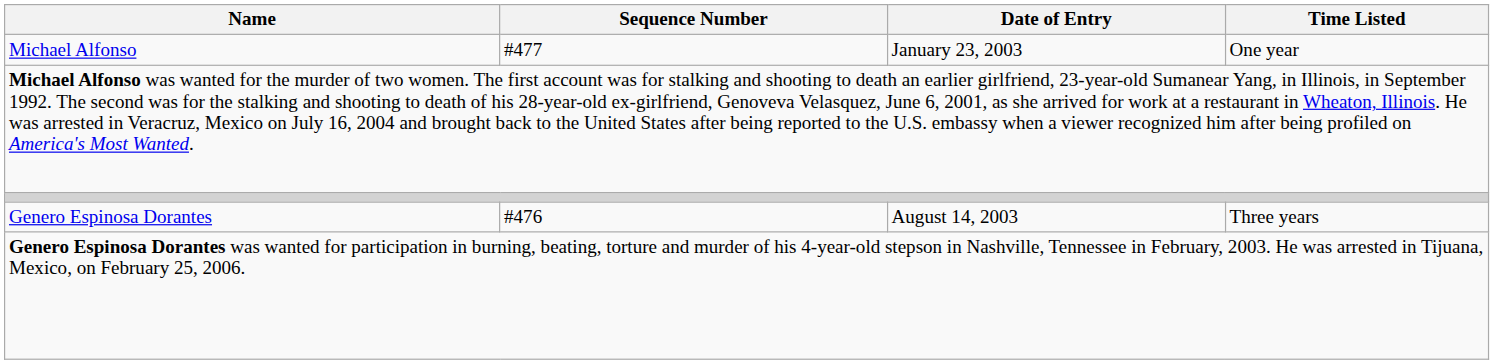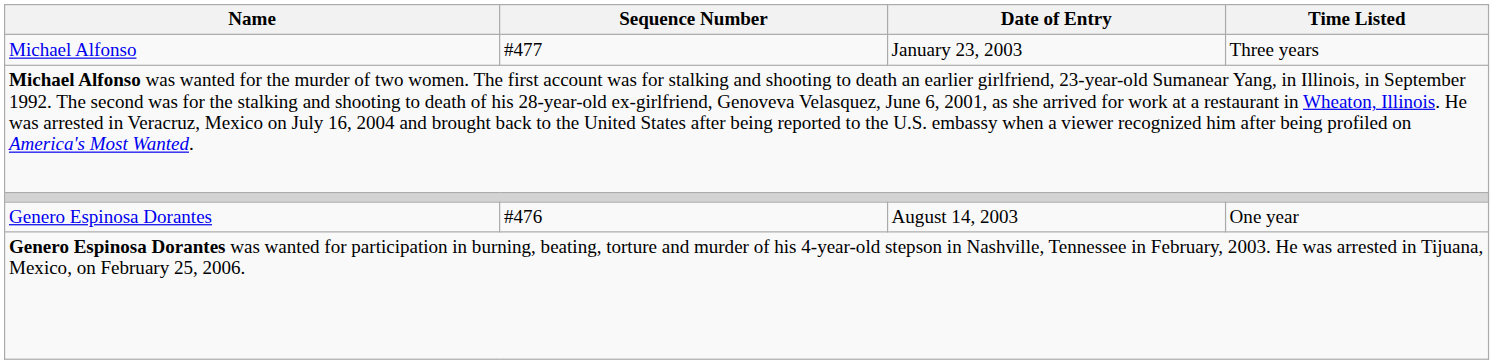(1264, 49) One year -> (1274, 49) Three years
(1274, 216) Three years -> (1264, 216) One year
